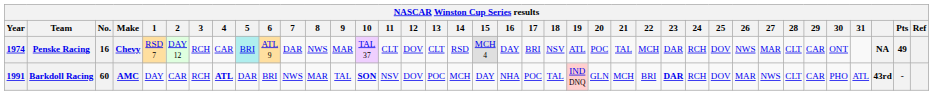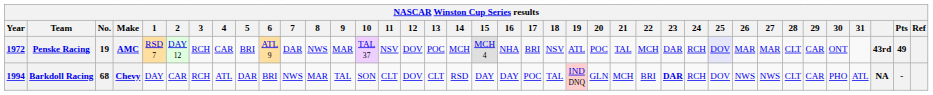(16, 49) 1974 -> (16, 49) 1972
(104, 49) 16 -> (104, 49) 19
(128, 49) Chevy -> (128, 49) AMC
(247, 49) paleturquoise background -> (247, 49) no background
(390, 49) CLT -> (389, 49) NSV
(436, 49) CLT -> (436, 49) POC
(460, 49) RSD -> (459, 49) MCH
(510, 49) DAY -> (509, 49) NHA
(721, 49) no background -> (720, 49) lavender background
(745, 49) NWS -> (745, 49) MAR
(883, 49) NA -> (882, 49) 43rd
(16, 76) 1991 -> (16, 76) 1994
(104, 76) 60 -> (104, 76) 68
(128, 76) AMC -> (128, 76) Chevy
(224, 76) bold -> (224, 76) normal
(367, 76) bold -> (367, 76) normal
(390, 76) NSV -> (389, 76) CLT
(436, 76) POC -> (436, 76) CLT
(460, 76) MCH -> (459, 76) RSD
(510, 76) NHA -> (509, 76) DAY
(745, 76) MAR -> (745, 76) NWS
(883, 76) 43rd -> (882, 76) NA
